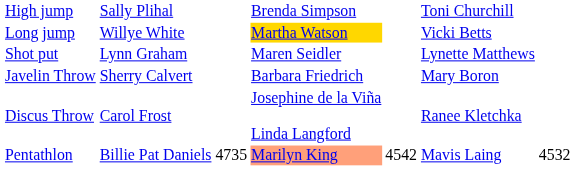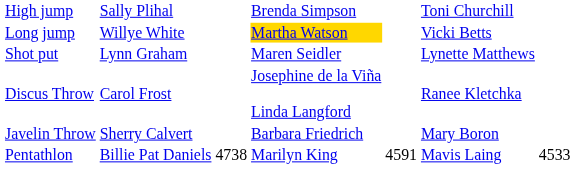rows swapped: (49, 115) <-> (50, 76)
(231, 155) 4735 -> (231, 155) 4738
(294, 155) lightsalmon background -> (294, 155) no background
(401, 155) 4542 -> (401, 155) 4591
(555, 155) 4532 -> (555, 155) 4533
